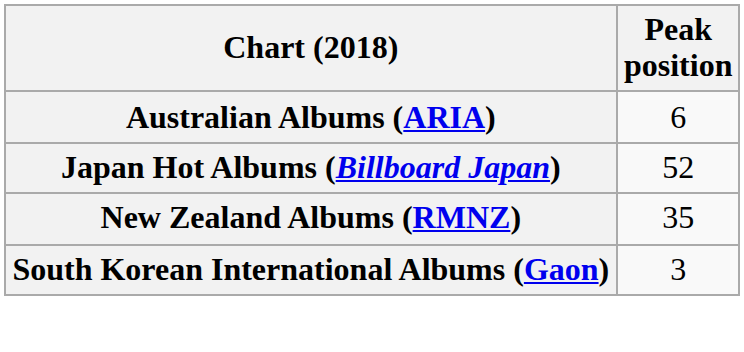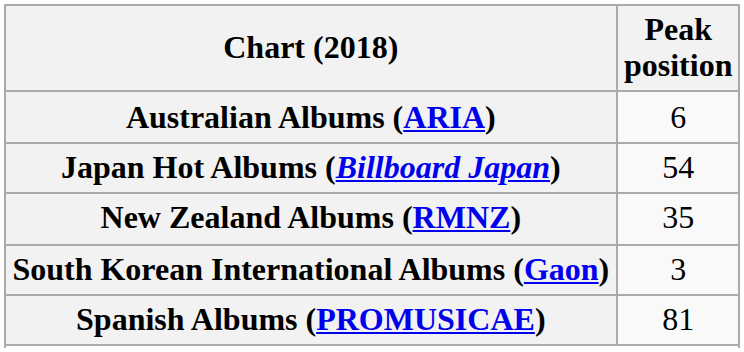(678, 167) 52 -> (678, 167) 54
+ row: (311, 319)
